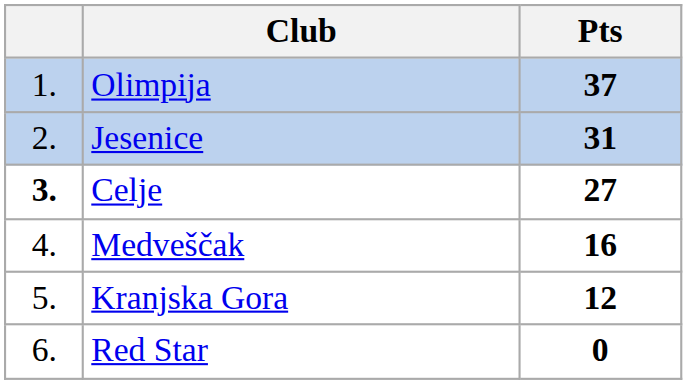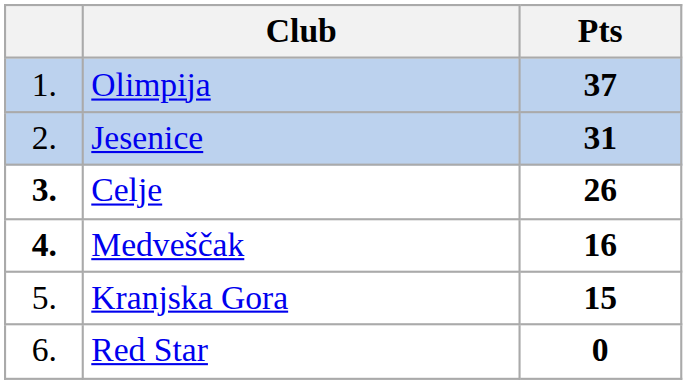(600, 191) 27 -> (600, 191) 26
(44, 244) normal -> (44, 244) bold
(600, 297) 12 -> (600, 297) 15
